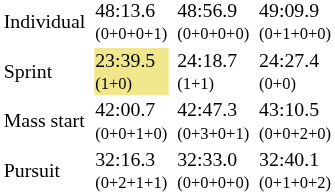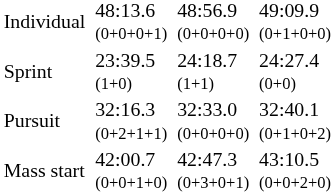(125, 71) khaki background -> (125, 71) no background
rows swapped: (32, 170) <-> (44, 121)
